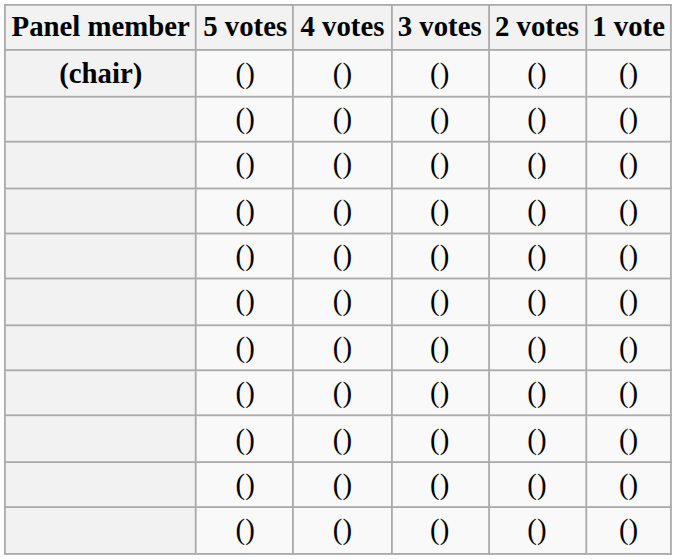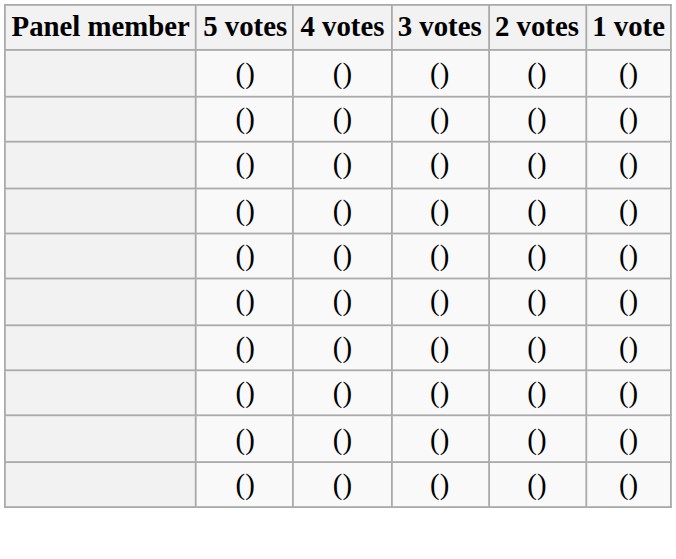- row: (101, 73)
